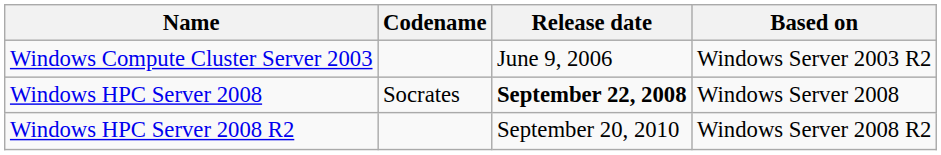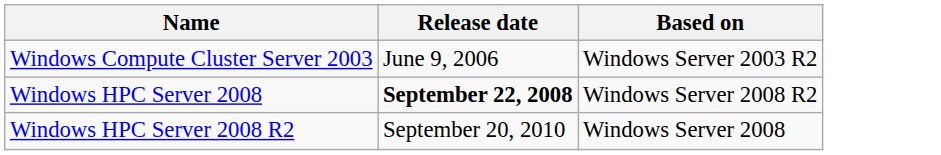- column: (435, 22)
(798, 94) Windows Server 2008 -> (700, 94) Windows Server 2008 R2
(814, 130) Windows Server 2008 R2 -> (684, 130) Windows Server 2008
